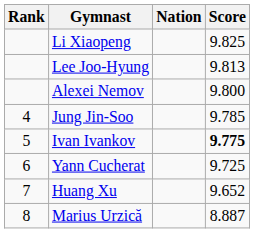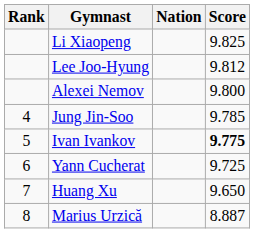(227, 66) 9.813 -> (227, 66) 9.812
(227, 191) 9.652 -> (227, 191) 9.650
